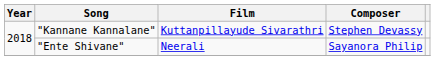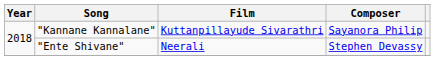(376, 30) Stephen Devassy -> (376, 30) Sayanora Philip
(376, 47) Sayanora Philip -> (376, 47) Stephen Devassy
